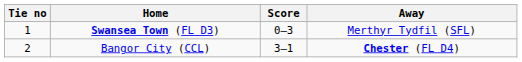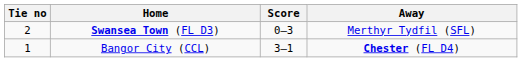(27, 30) 1 -> (27, 30) 2
(27, 48) 2 -> (27, 48) 1
